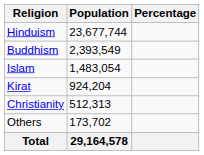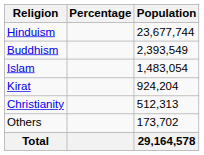columns swapped: (99, 13) <-> (165, 13)
